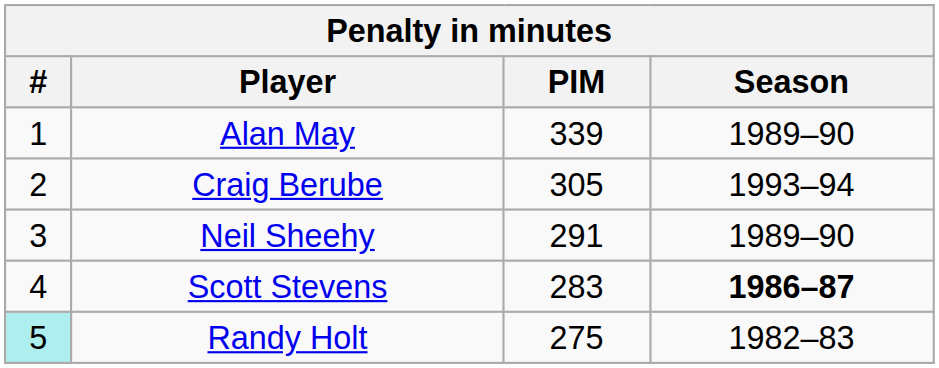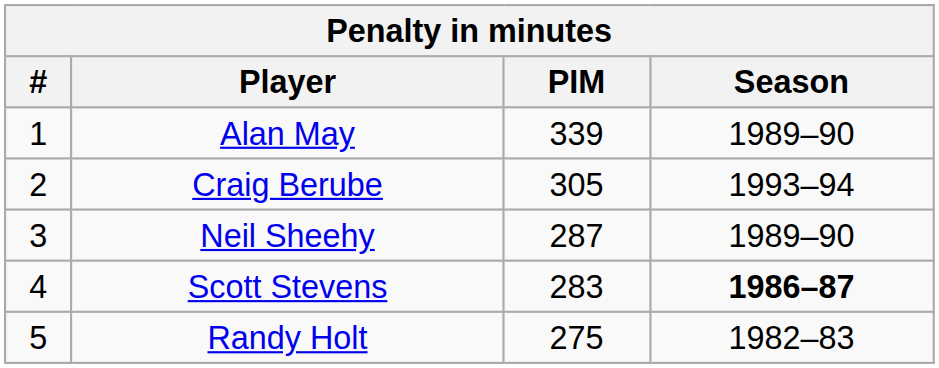(577, 236) 291 -> (577, 236) 287
(38, 338) paleturquoise background -> (38, 338) no background
